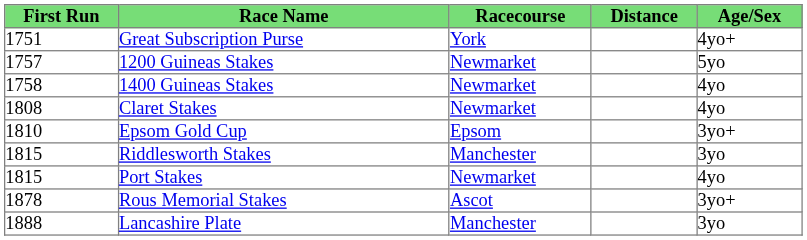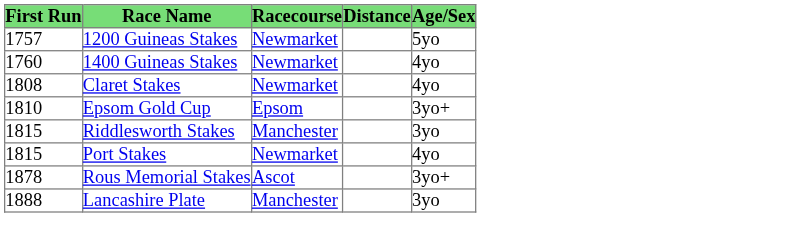- row: (211, 39)
(24, 85) 1758 -> (24, 62) 1760
